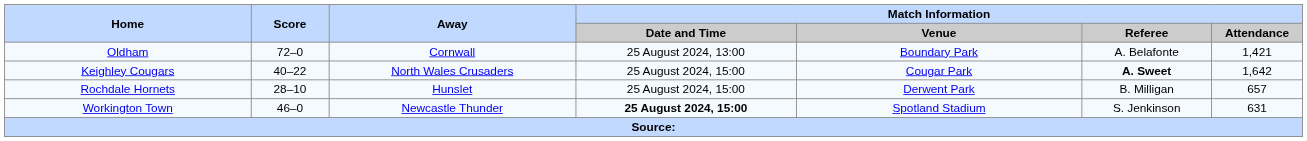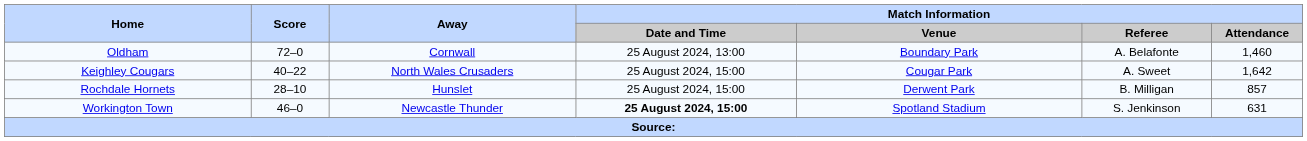(1257, 52) 1,421 -> (1257, 52) 1,460
(1147, 70) bold -> (1147, 70) normal
(1257, 89) 657 -> (1257, 89) 857
